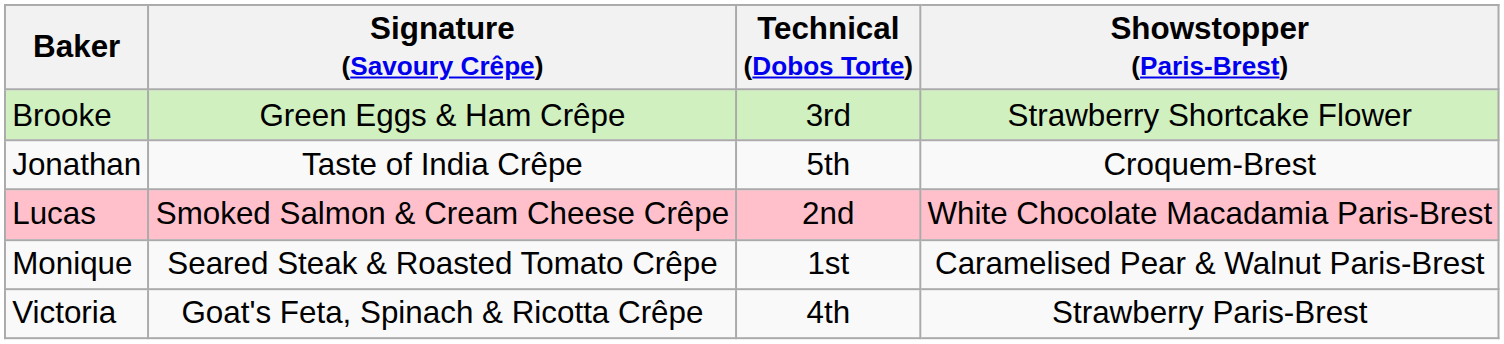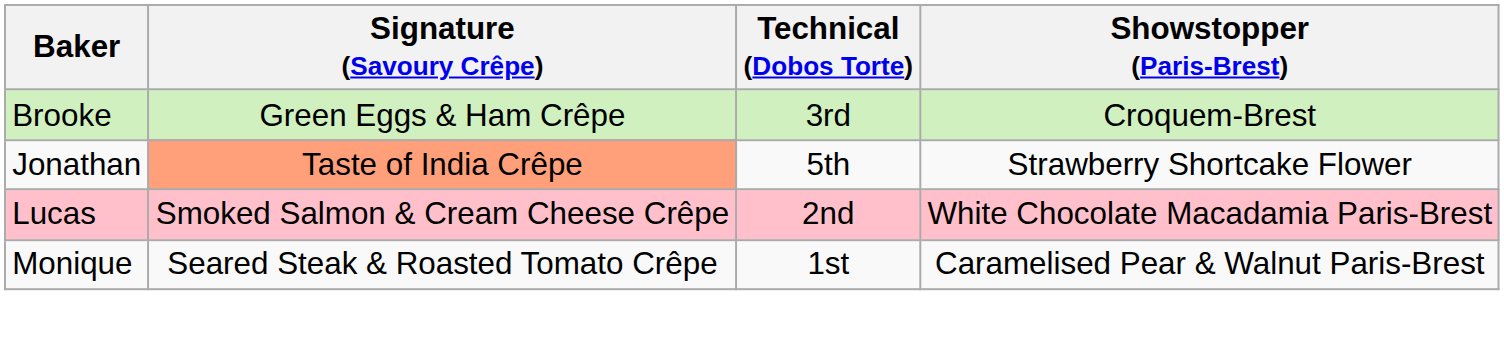(1210, 114) Strawberry Shortcake Flower -> (1210, 114) Croquem-Brest
(442, 164) no background -> (442, 164) lightsalmon background
(1210, 164) Croquem-Brest -> (1210, 164) Strawberry Shortcake Flower
- row: (64, 313)
